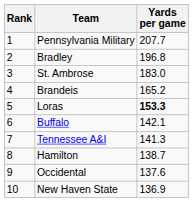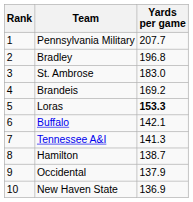(152, 90) 165.2 -> (152, 90) 169.2
(152, 172) 137.6 -> (152, 172) 137.9
